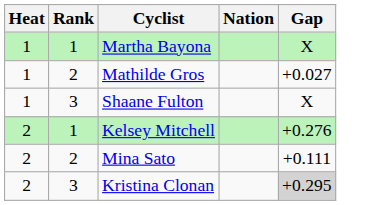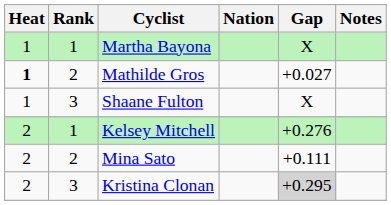+ column: (361, 18)
(27, 74) normal -> (27, 74) bold
